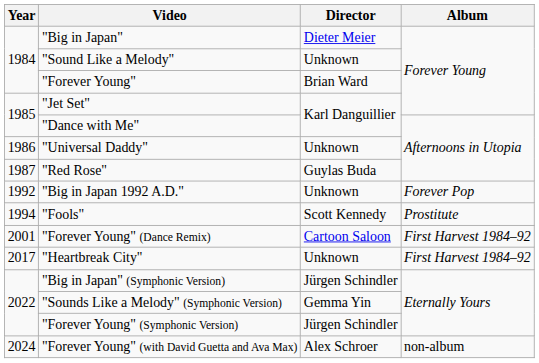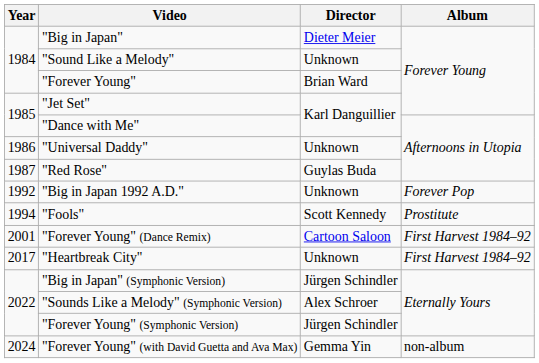(337, 302) Gemma Yin -> (341, 302) Alex Schroer
(341, 346) Alex Schroer -> (337, 346) Gemma Yin
